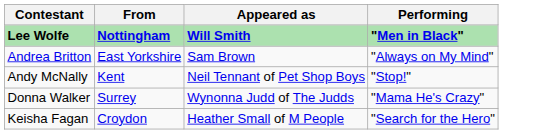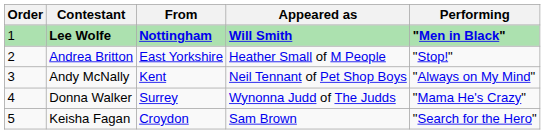+ column: (25, 14)
(221, 56) Sam Brown -> (307, 56) Heather Small of M People
(432, 56) "Always on My Mind" -> (433, 56) "Stop!"
(391, 77) "Stop!" -> (474, 77) "Always on My Mind"
(266, 118) Heather Small of M People -> (263, 118) Sam Brown
